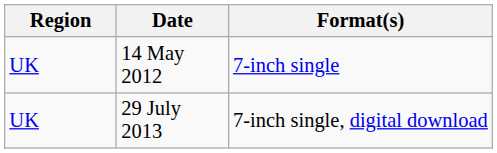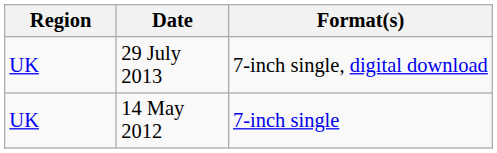rows swapped: (153, 64) <-> (151, 120)
